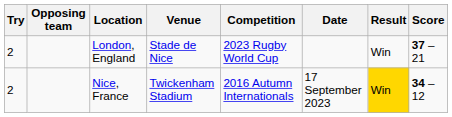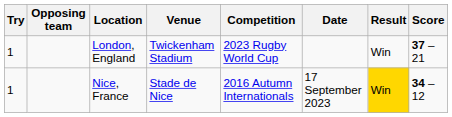(10, 51) 2 -> (10, 51) 1
(173, 51) Stade de Nice -> (182, 51) Twickenham Stadium
(10, 90) 2 -> (10, 90) 1
(182, 90) Twickenham Stadium -> (173, 90) Stade de Nice
